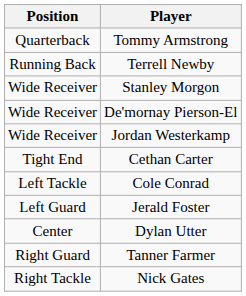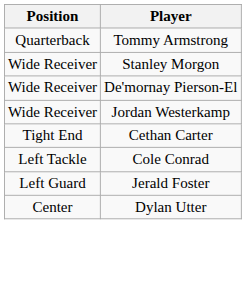- row: (171, 64)
- row: (171, 254)
- row: (171, 278)
